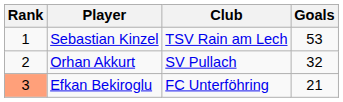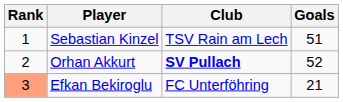(314, 39) 53 -> (314, 39) 51
(201, 62) normal -> (203, 62) bold
(314, 62) 32 -> (314, 62) 52
